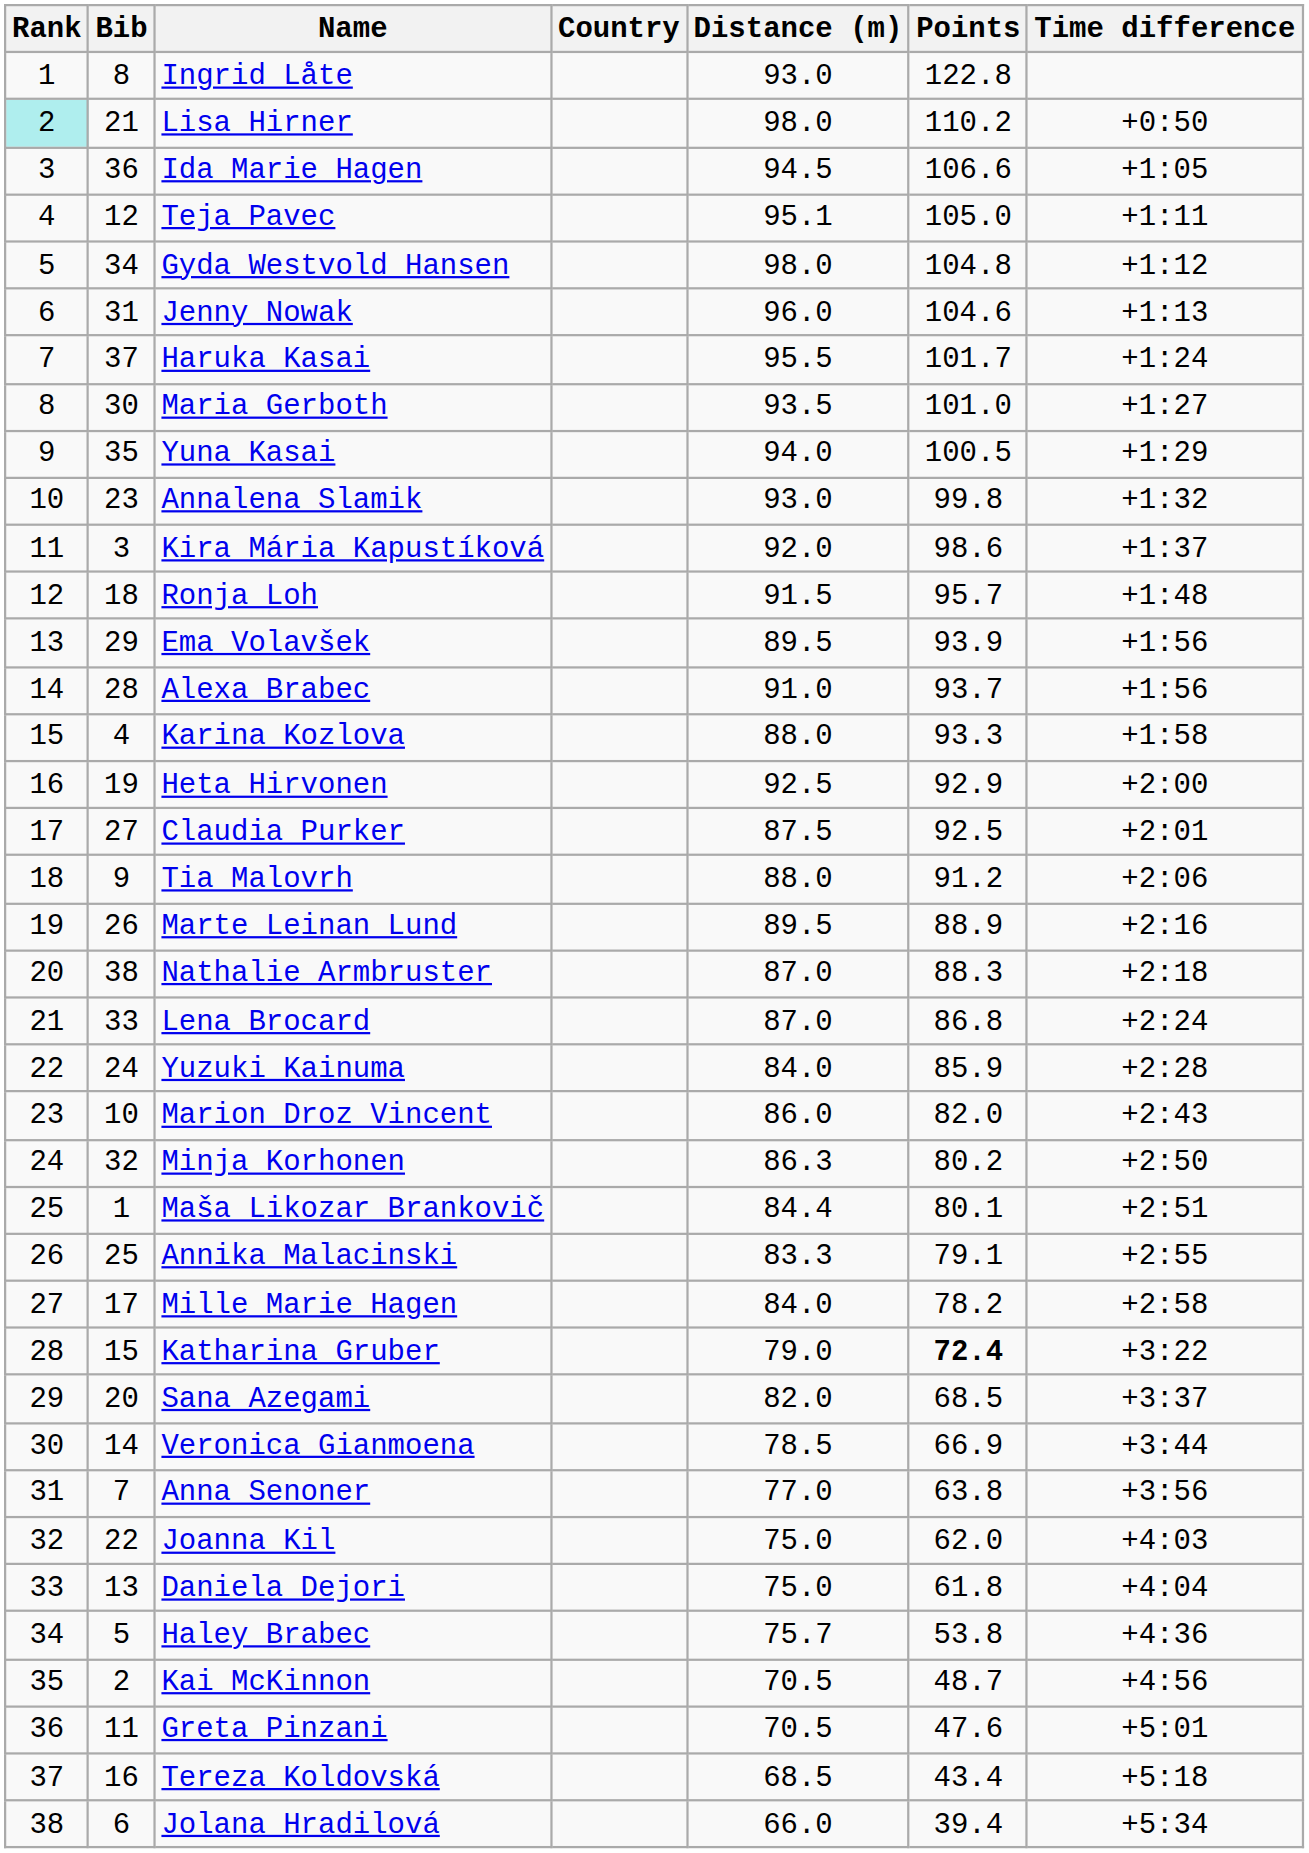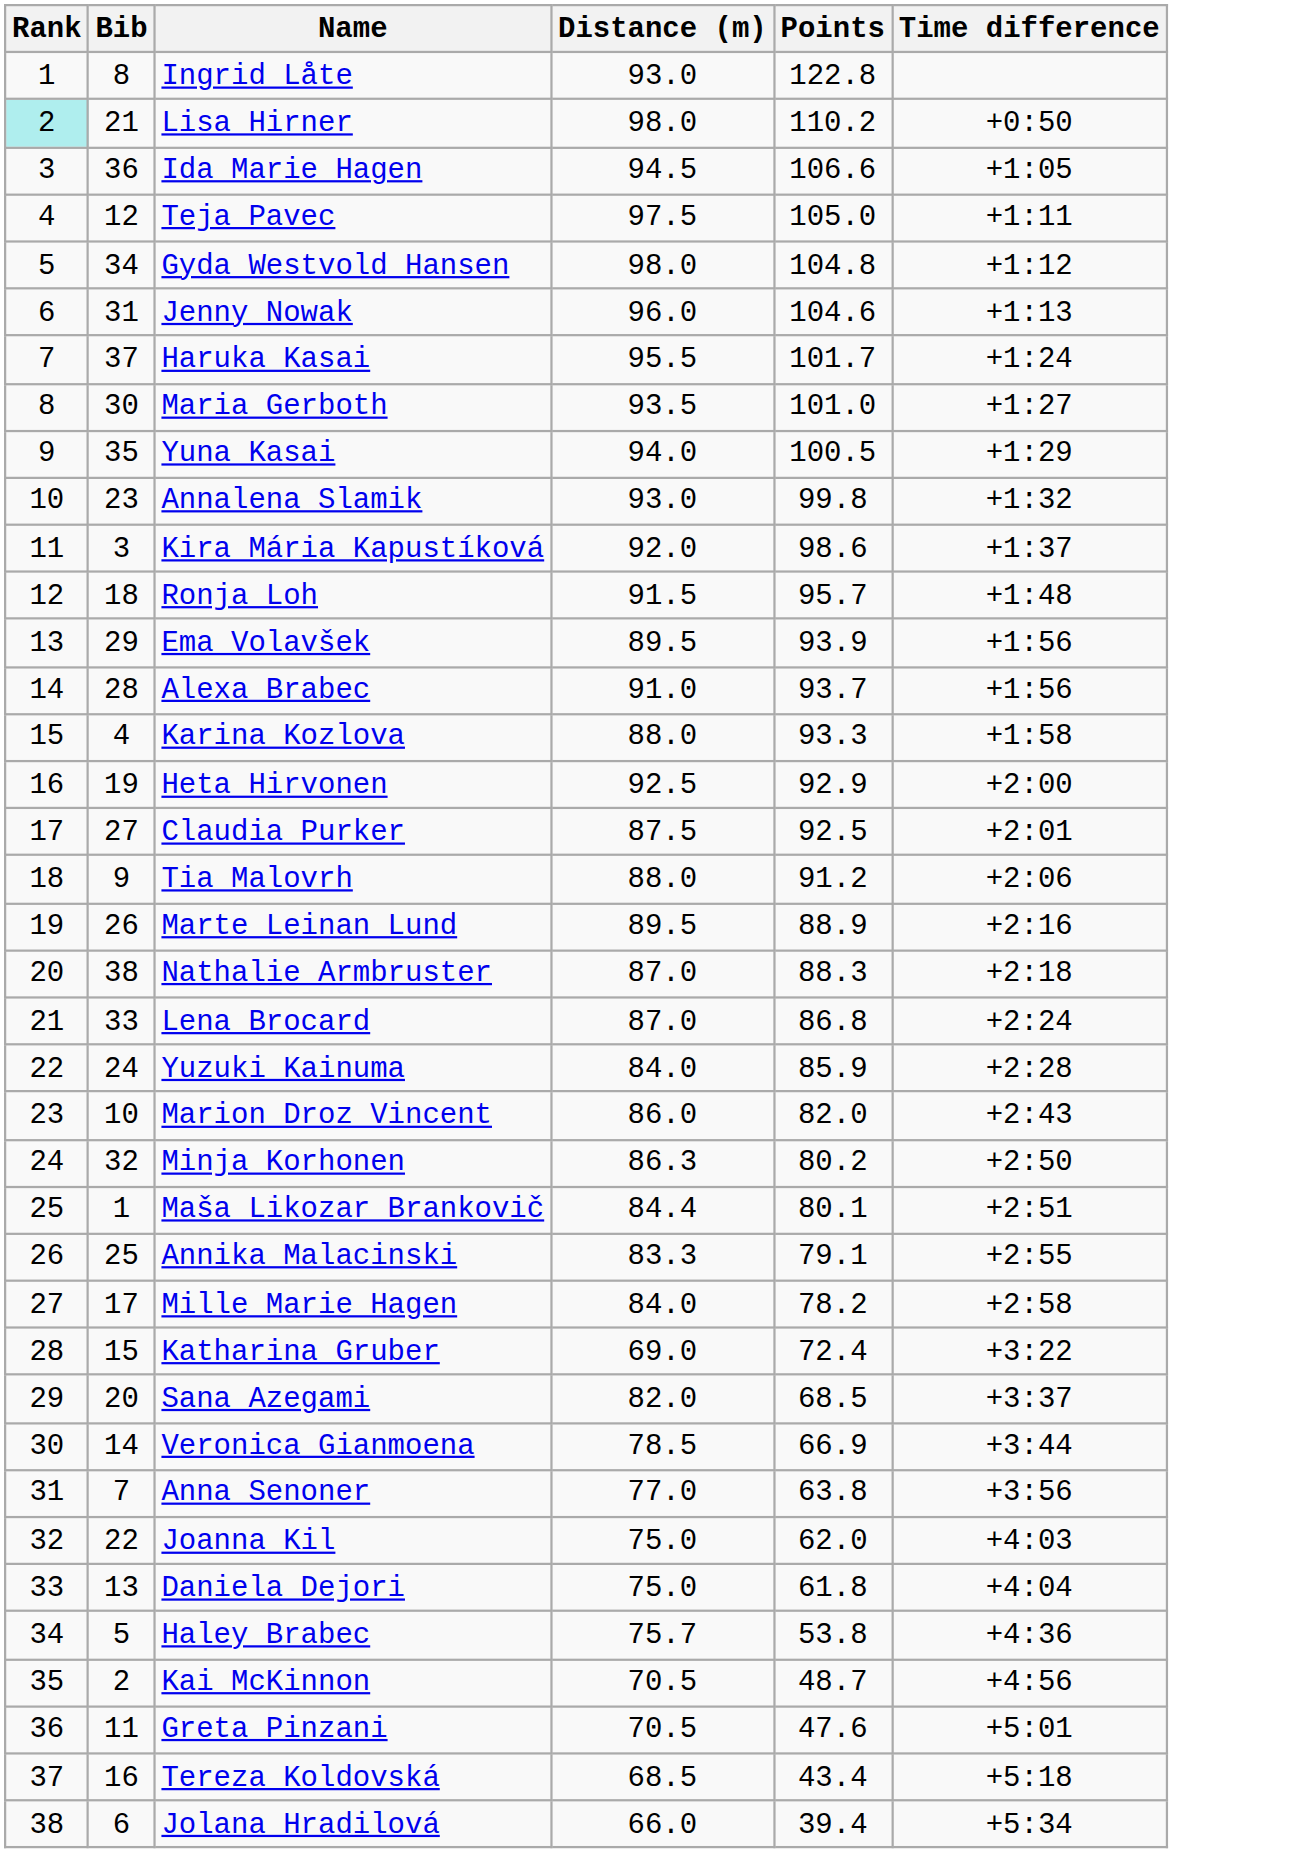- column: (619, 29)
(798, 218) 95.1 -> (662, 218) 97.5
(798, 1352) 79.0 -> (662, 1352) 69.0
(968, 1352) bold -> (833, 1352) normal
